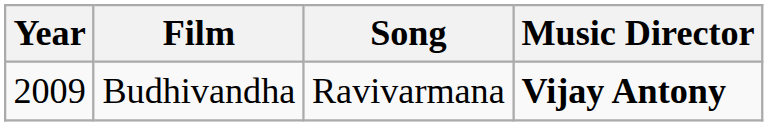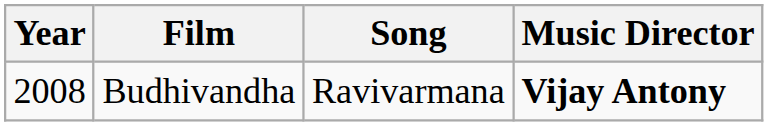(50, 90) 2009 -> (50, 90) 2008
